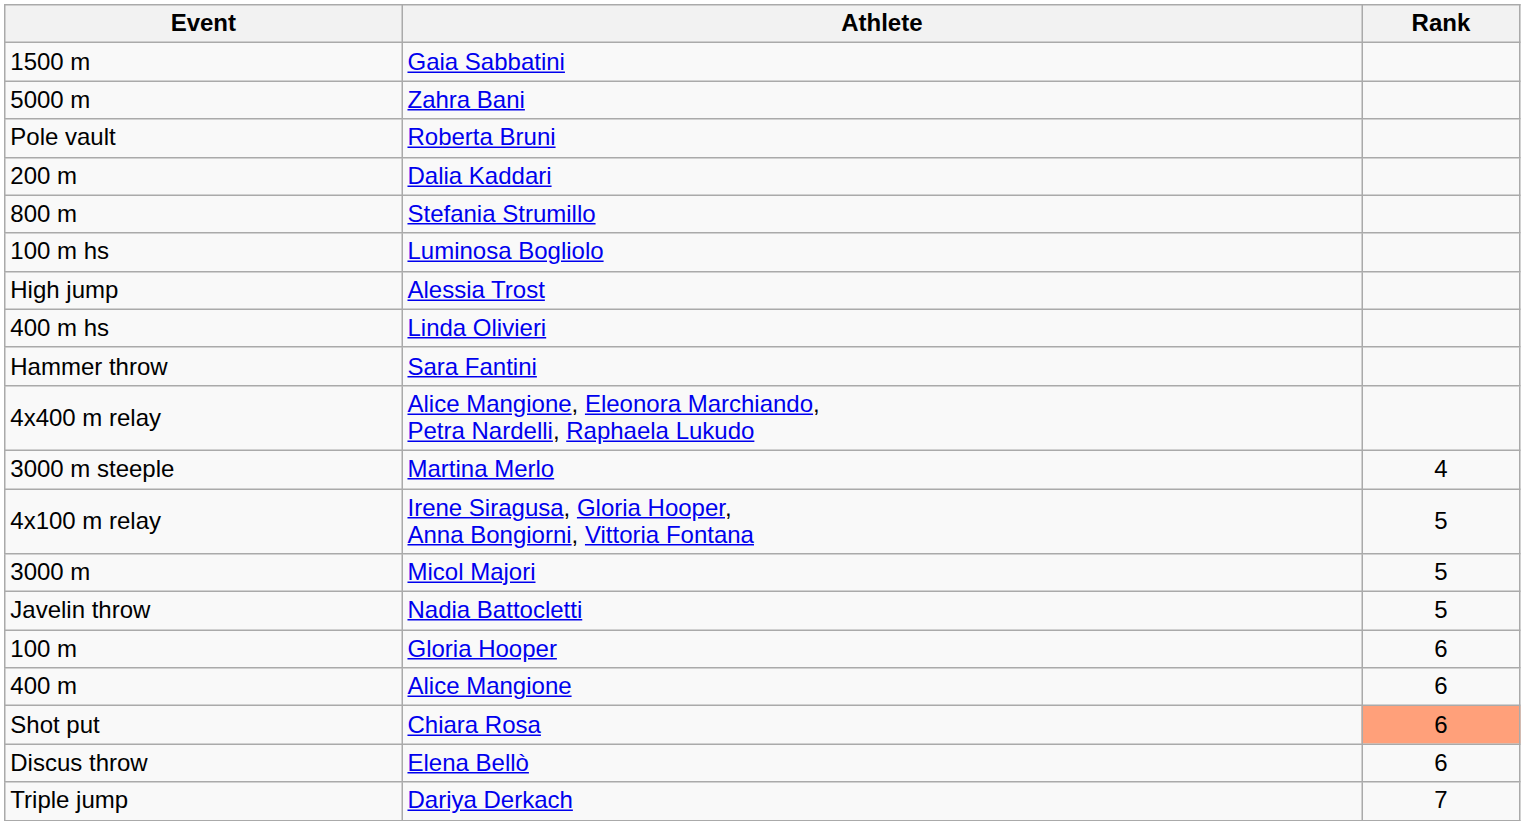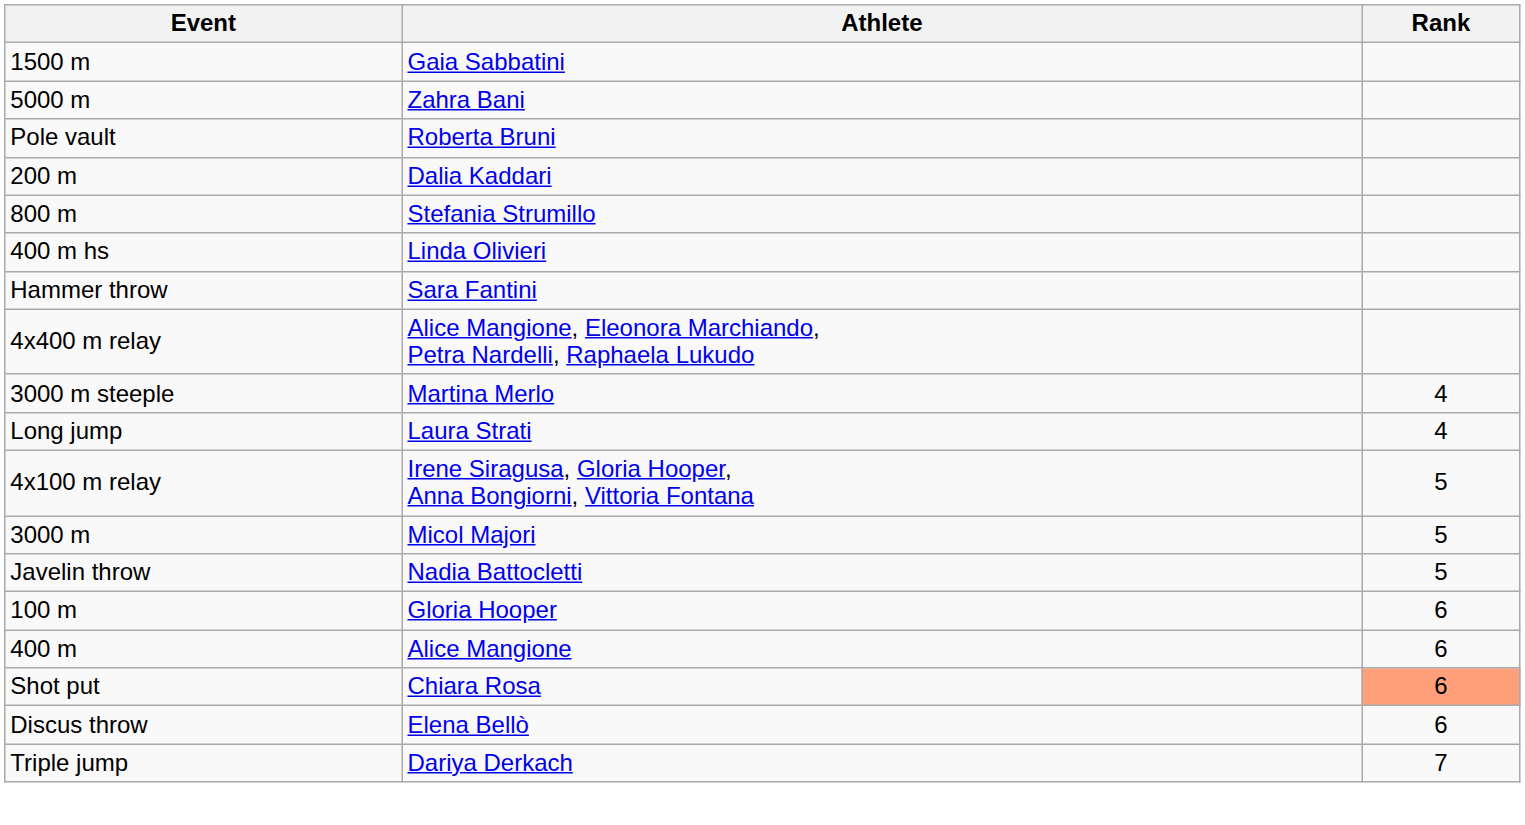- row: (60, 251)
- row: (64, 289)
+ row: (66, 431)
